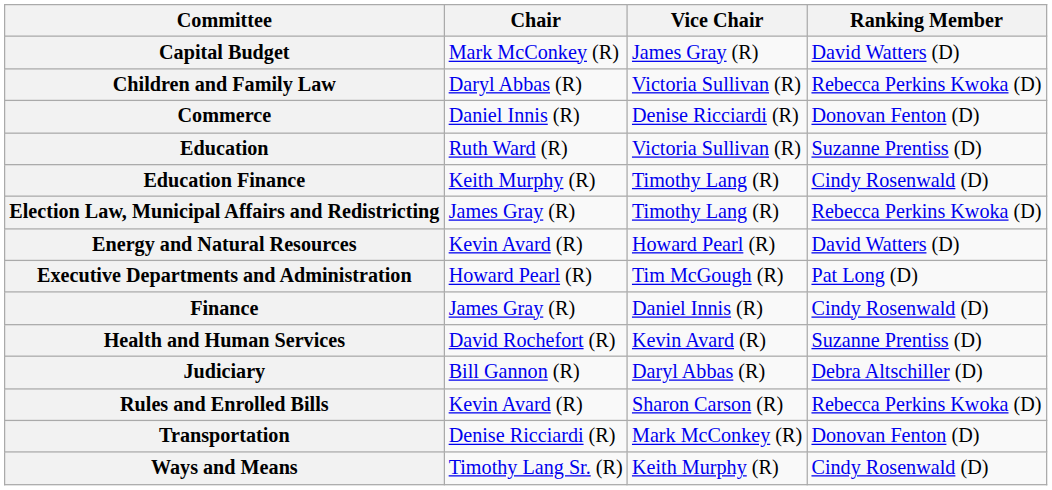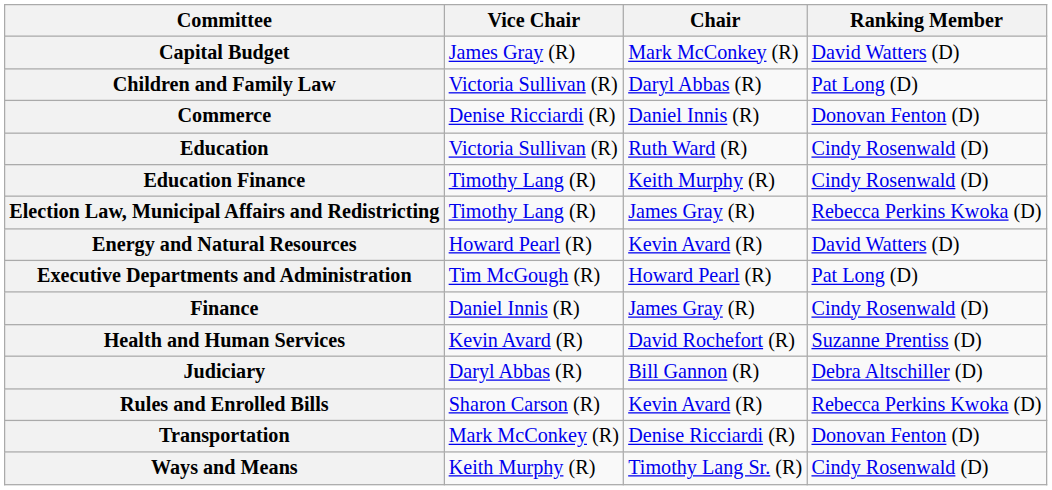columns swapped: (536, 20) <-> (717, 20)
(927, 84) Rebecca Perkins Kwoka (D) -> (865, 84) Pat Long (D)
(897, 148) Suzanne Prentiss (D) -> (900, 148) Cindy Rosenwald (D)
